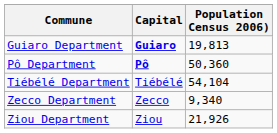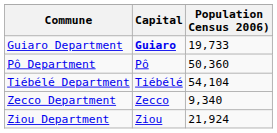(209, 45) 19,813 -> (209, 45) 19,733
(142, 64) bold -> (142, 64) normal
(209, 119) 21,926 -> (209, 119) 21,924
